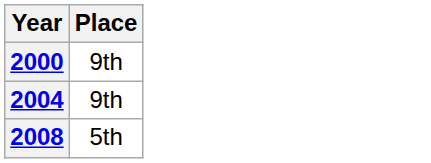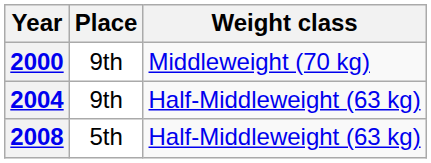+ column: (285, 23)
